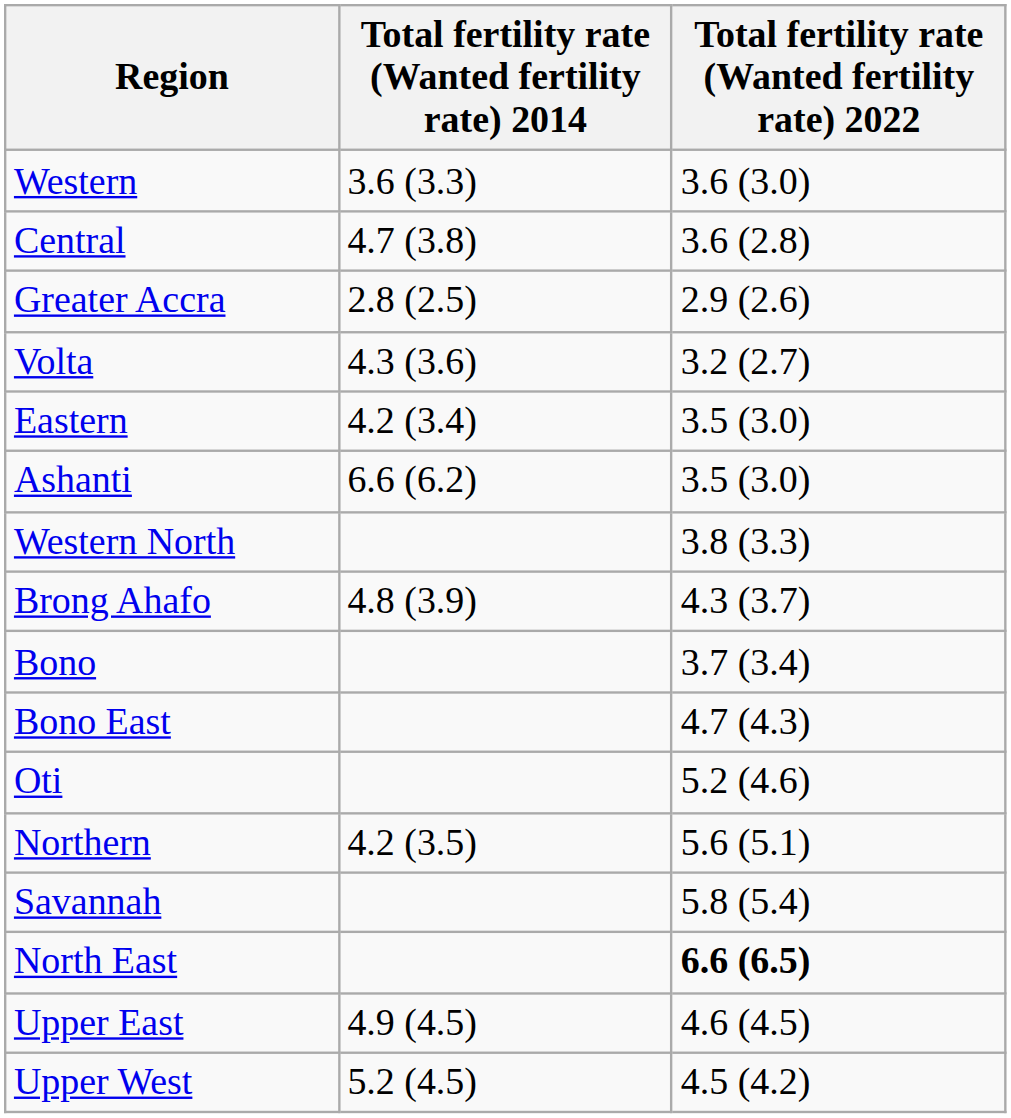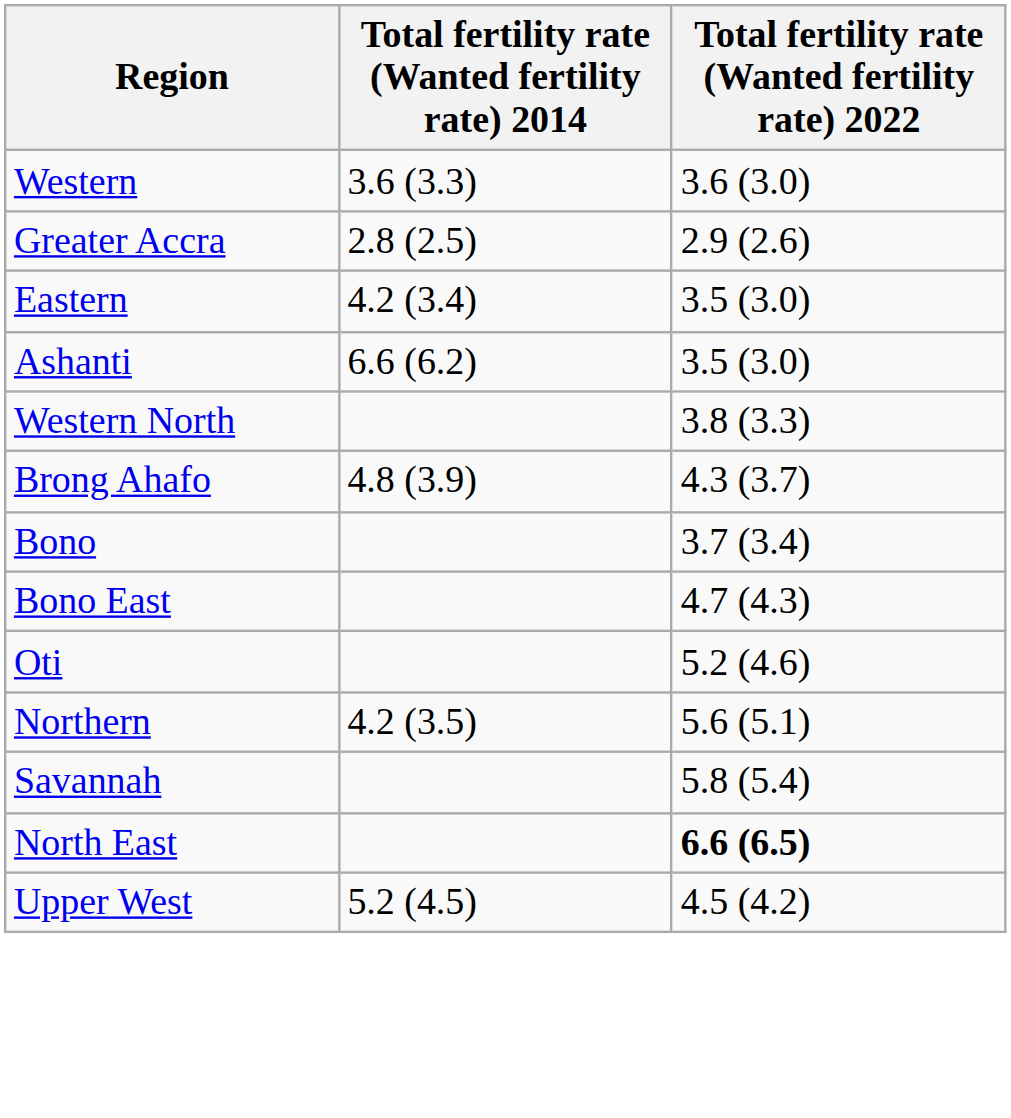- row: (70, 240)
- row: (54, 360)
- row: (99, 1021)
